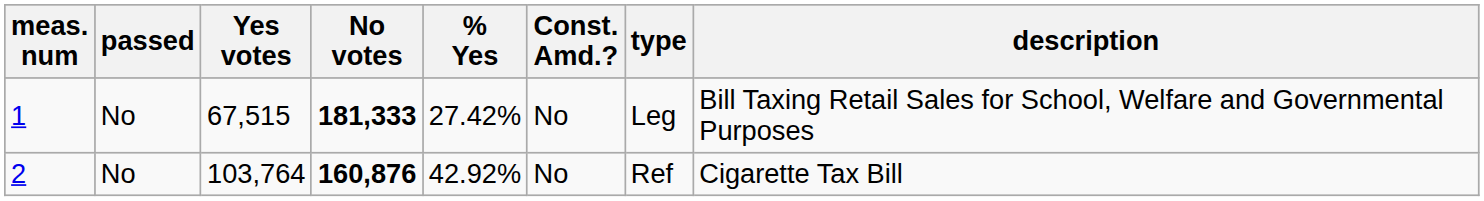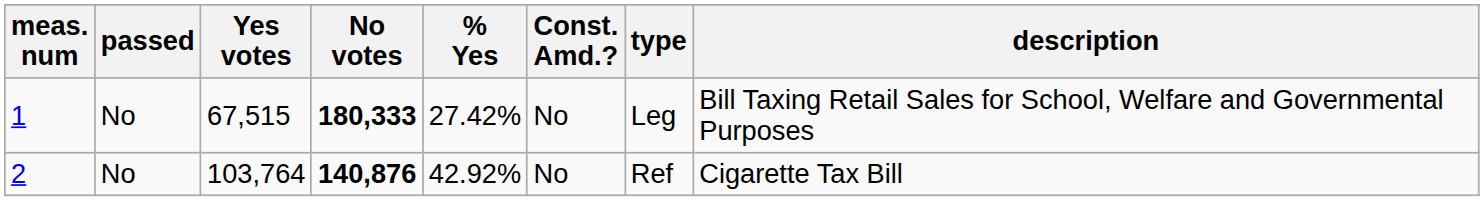(367, 115) 181,333 -> (367, 115) 180,333
(367, 173) 160,876 -> (367, 173) 140,876
